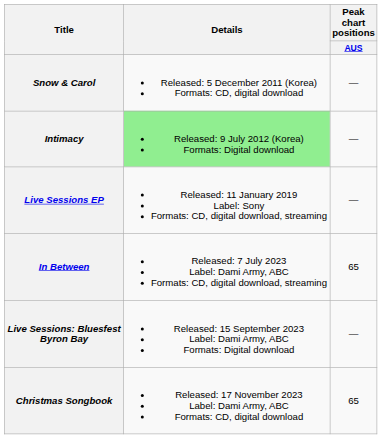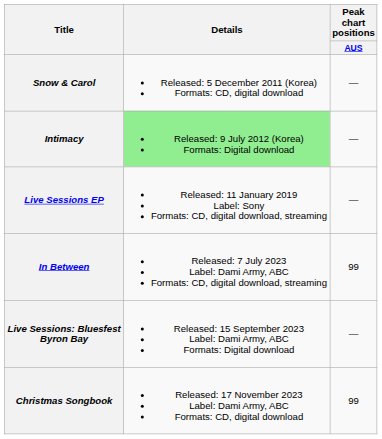(353, 267) 65 -> (353, 267) 99
(353, 400) 65 -> (353, 400) 99
